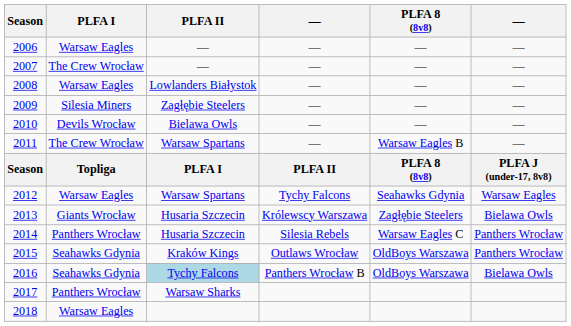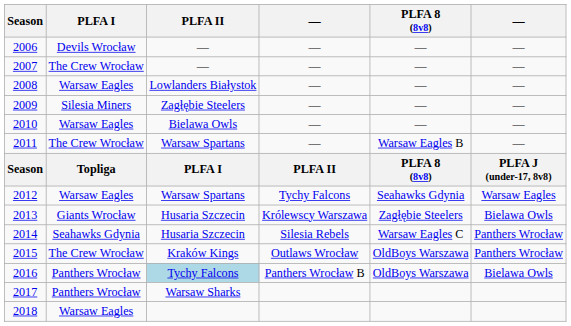(96, 47) Warsaw Eagles -> (96, 47) Devils Wrocław
(96, 124) Devils Wrocław -> (96, 124) Warsaw Eagles
(96, 234) Panthers Wrocław -> (96, 234) Seahawks Gdynia
(96, 253) Seahawks Gdynia -> (96, 253) The Crew Wrocław
(96, 272) Seahawks Gdynia -> (96, 272) Panthers Wrocław
